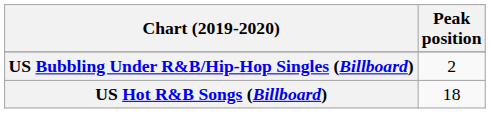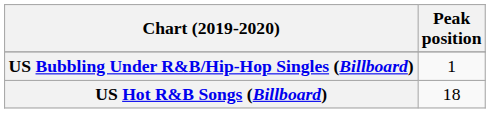(452, 66) 2 -> (452, 66) 1
